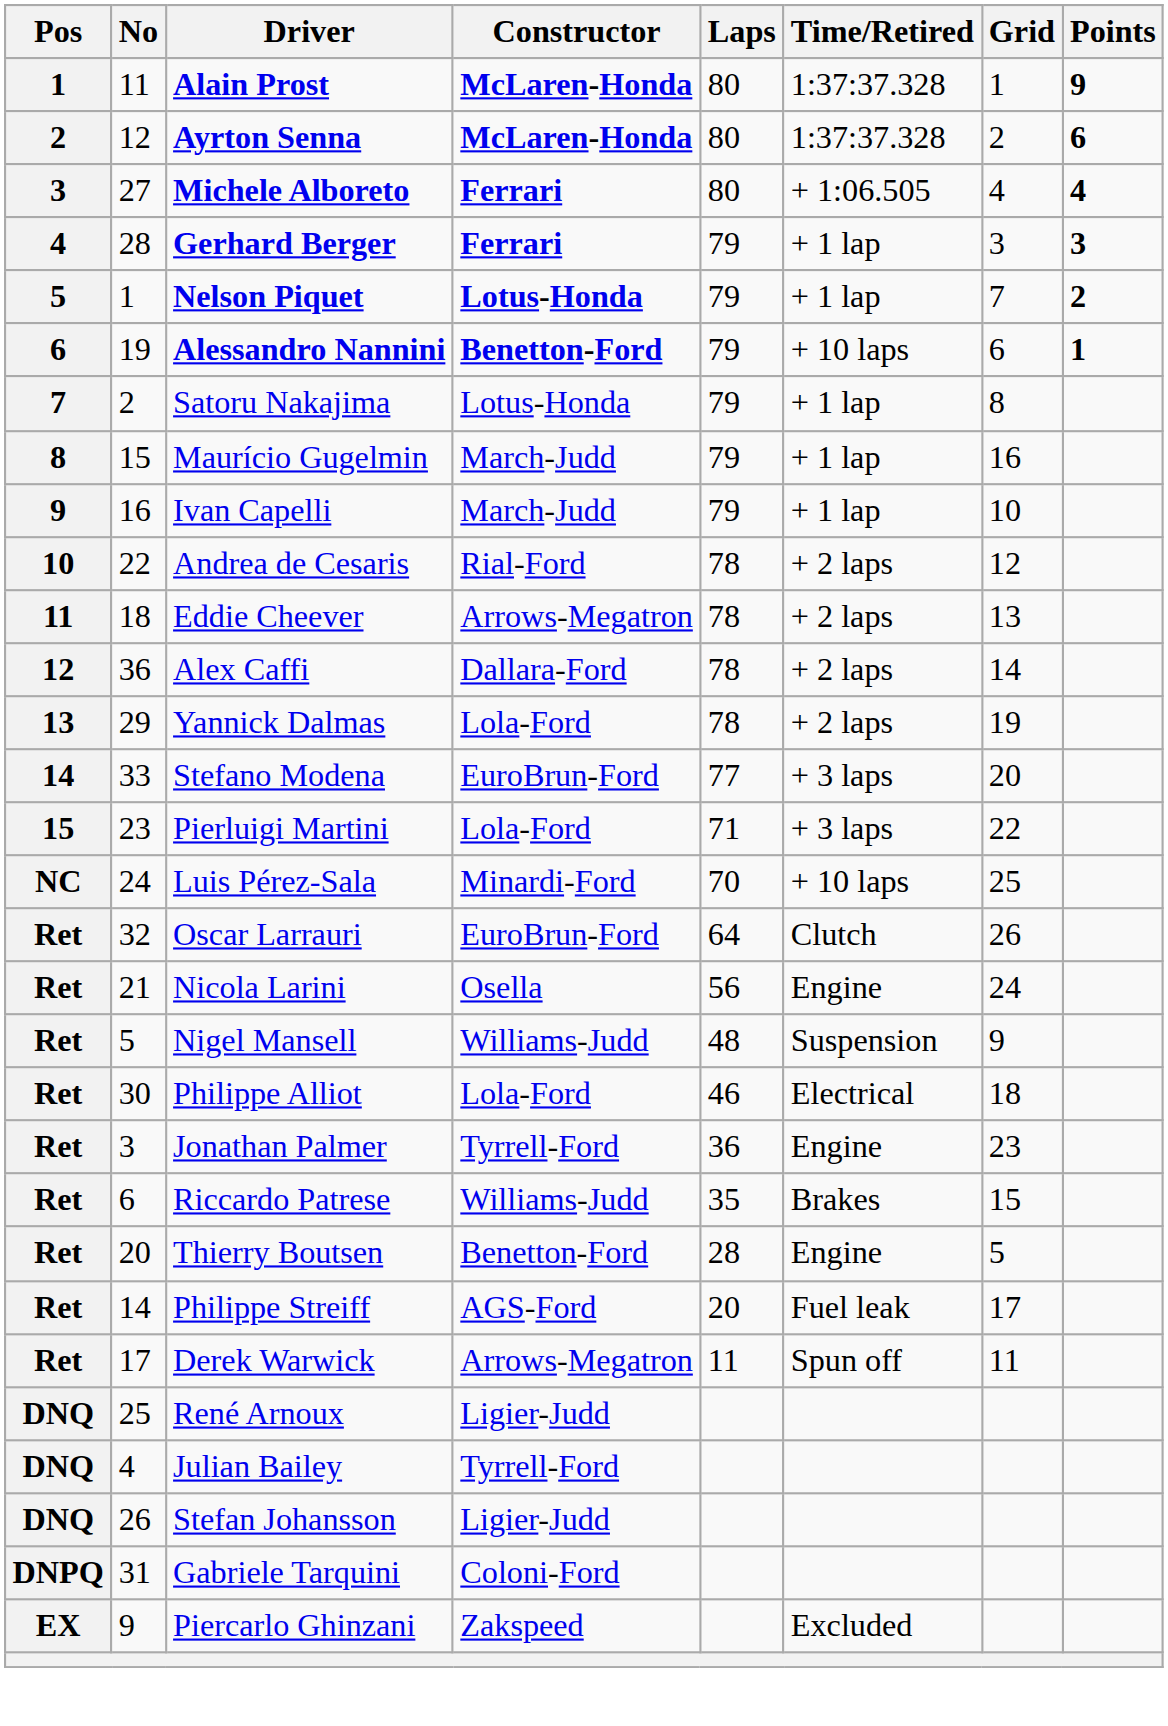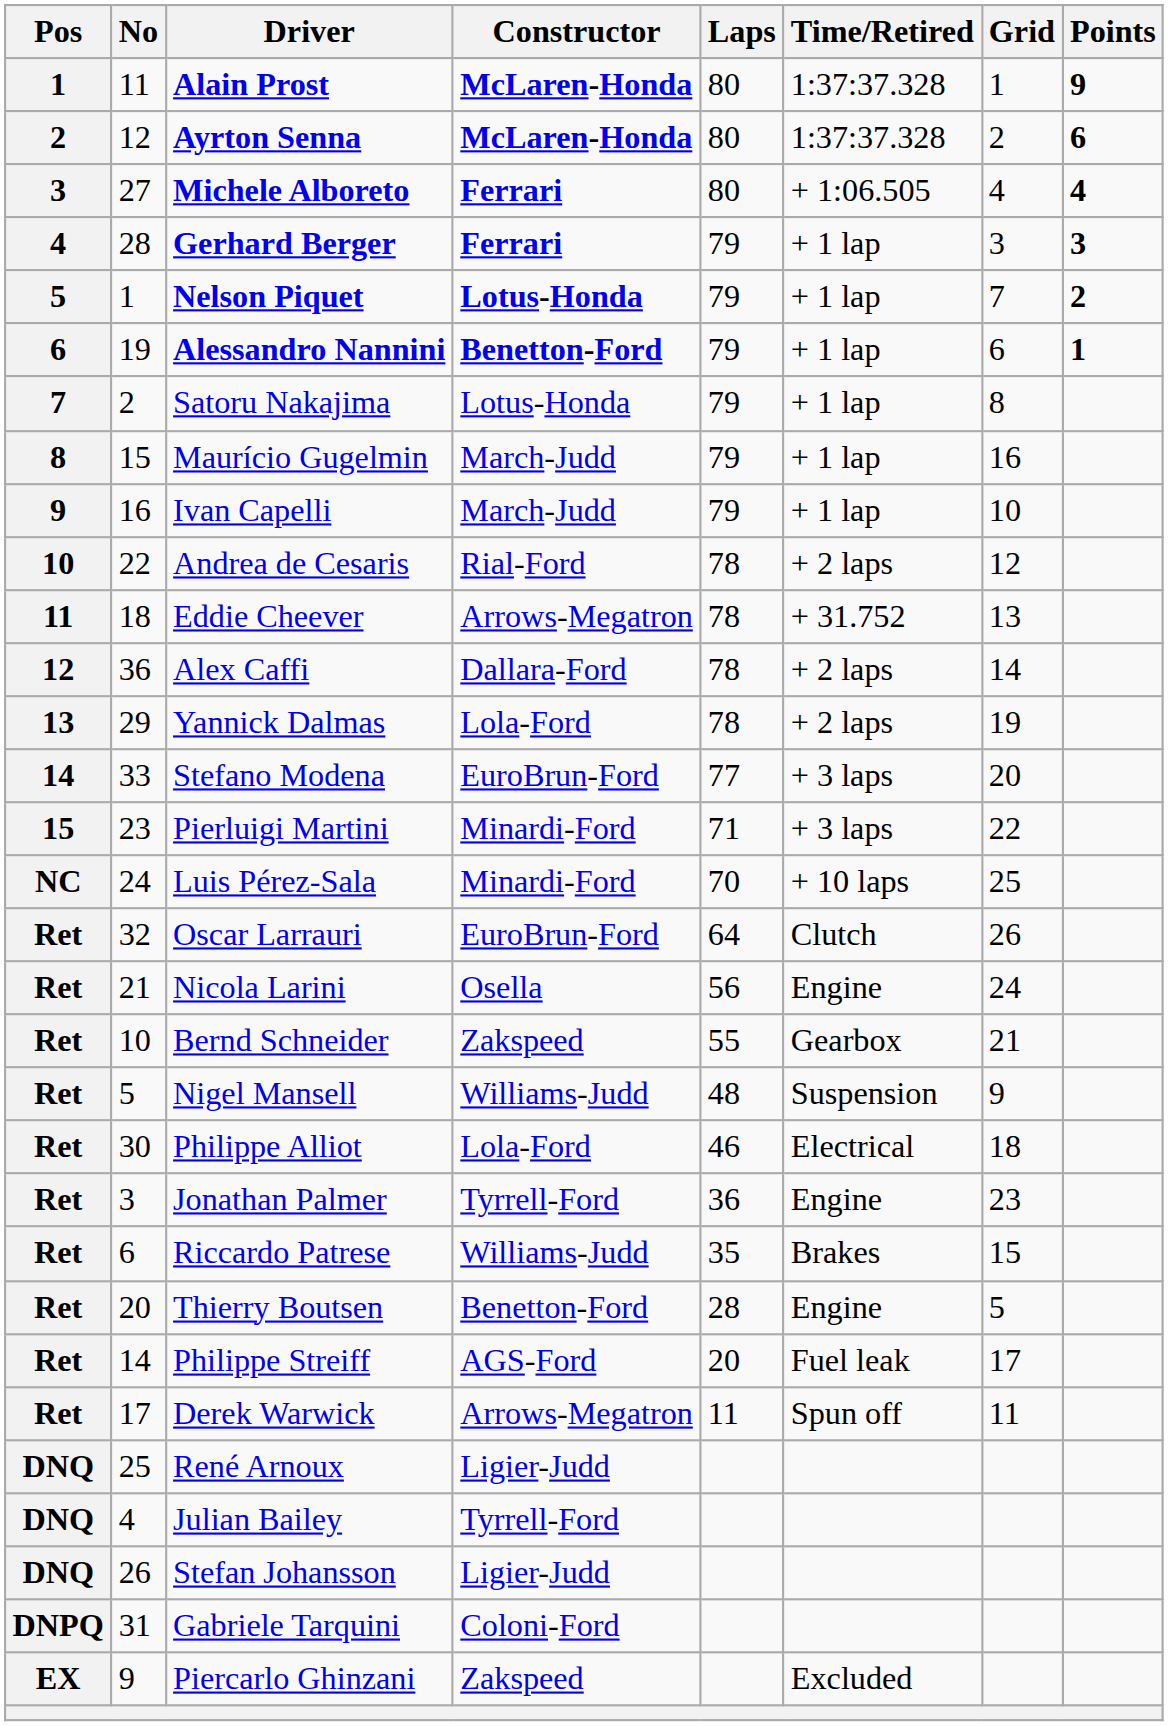(850, 350) + 10 laps -> (836, 350) + 1 lap
(842, 615) + 2 laps -> (848, 615) + 31.752
(526, 828) Lola-Ford -> (548, 828) Minardi-Ford
+ row: (281, 1040)
